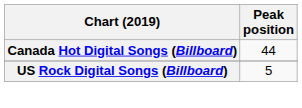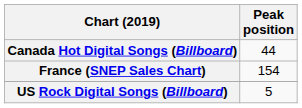+ row: (122, 71)
